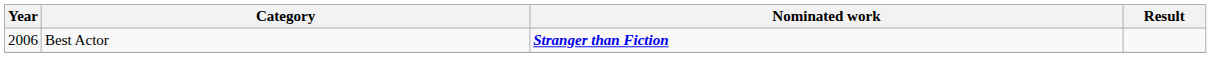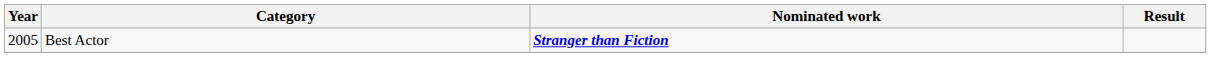(23, 40) 2006 -> (23, 40) 2005
